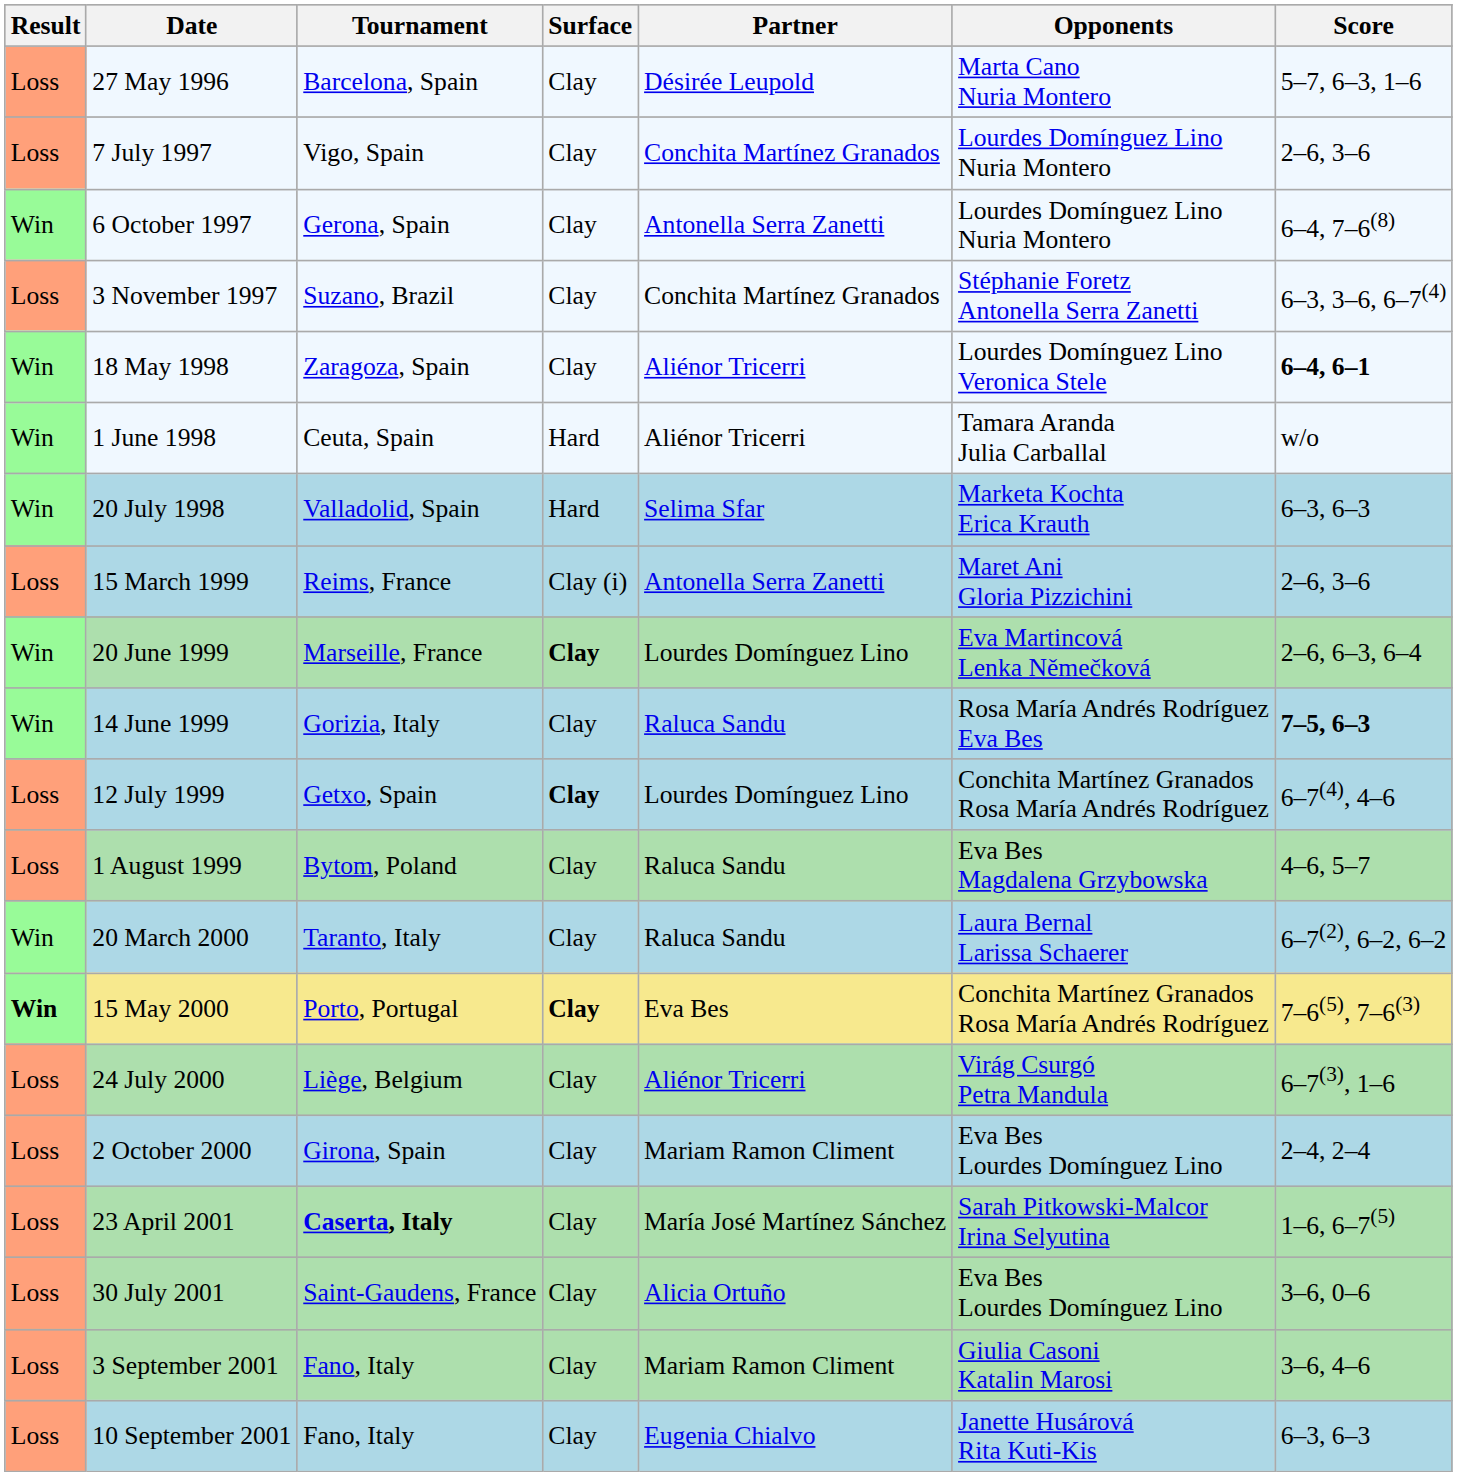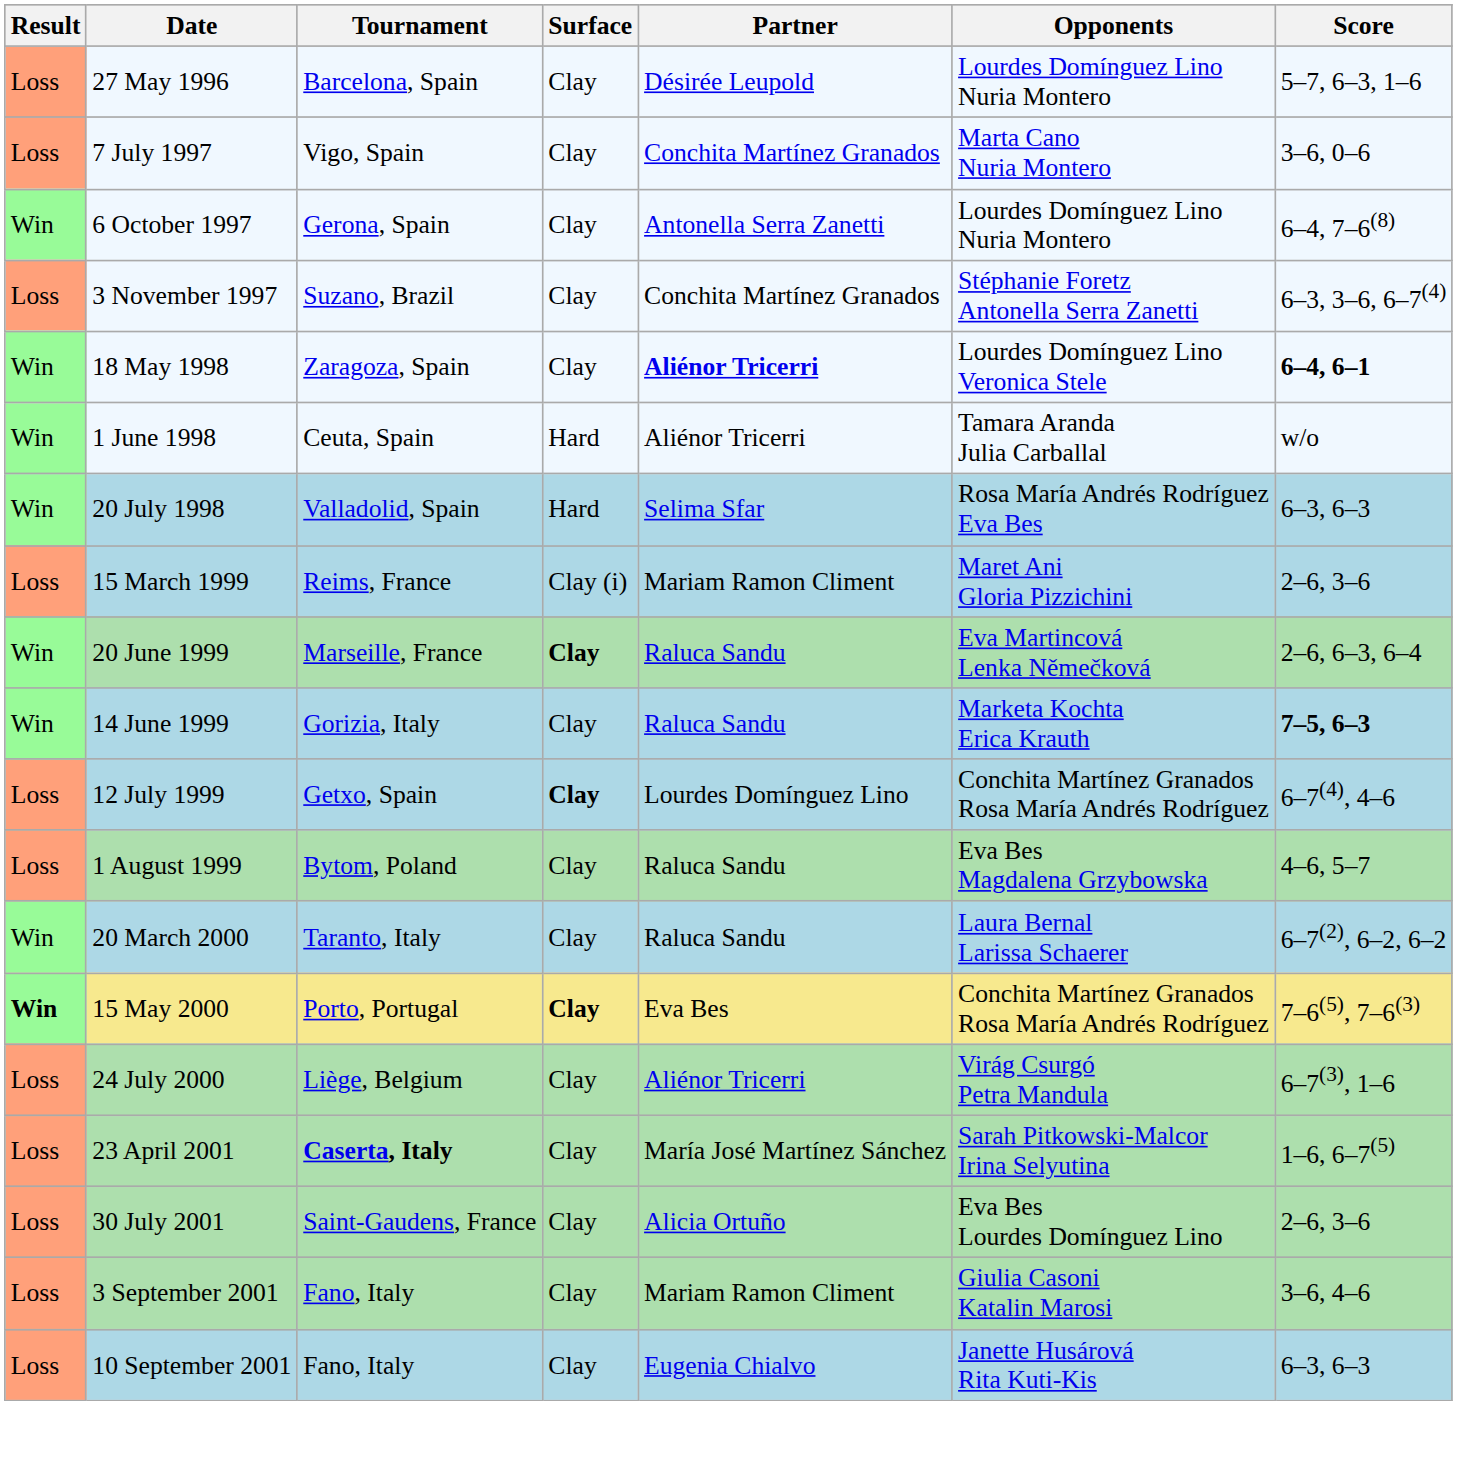(1035, 81) Marta Cano Nuria Montero -> (1090, 81) Lourdes Domínguez Lino Nuria Montero
(1090, 152) Lourdes Domínguez Lino Nuria Montero -> (1035, 152) Marta Cano Nuria Montero
(1325, 152) 2–6, 3–6 -> (1325, 152) 3–6, 0–6
(725, 366) normal -> (731, 366) bold
(1041, 508) Marketa Kochta Erica Krauth -> (1113, 508) Rosa María Andrés Rodríguez Eva Bes
(764, 580) Antonella Serra Zanetti -> (769, 580) Mariam Ramon Climent
(776, 651) Lourdes Domínguez Lino -> (715, 651) Raluca Sandu
(1113, 722) Rosa María Andrés Rodríguez Eva Bes -> (1041, 722) Marketa Kochta Erica Krauth
- row: (172, 1150)
(1325, 1292) 3–6, 0–6 -> (1325, 1221) 2–6, 3–6
